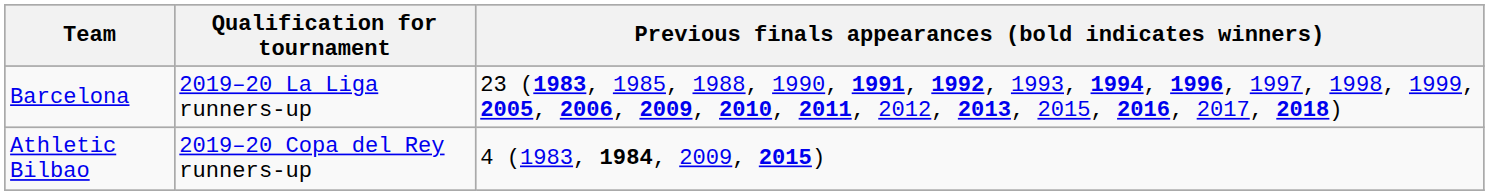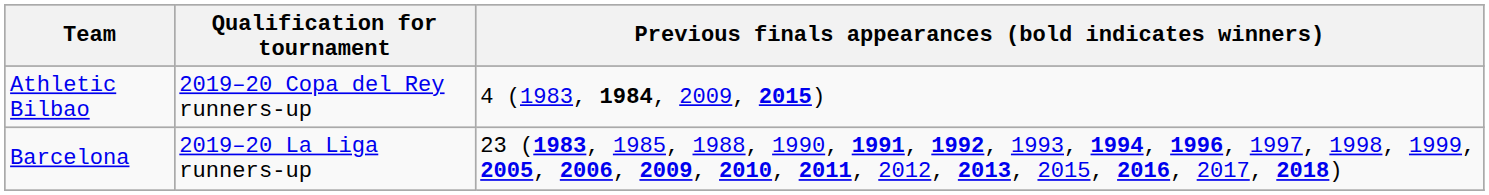rows swapped: (70, 97) <-> (63, 159)
